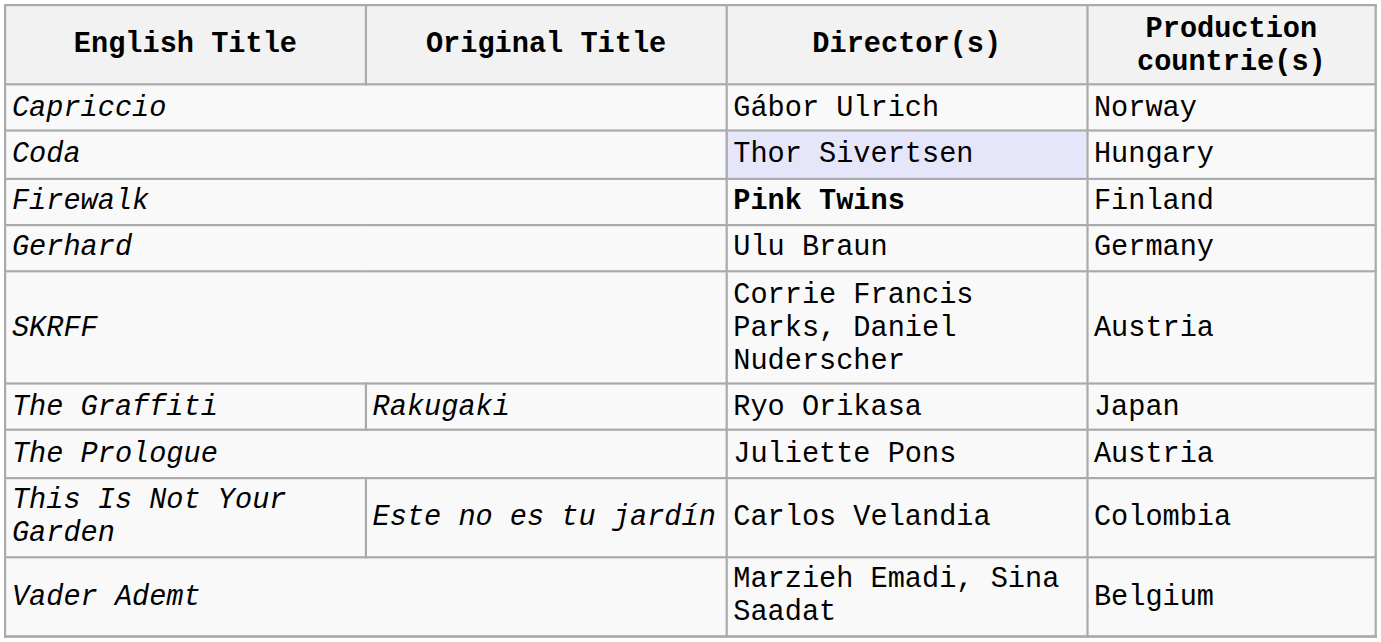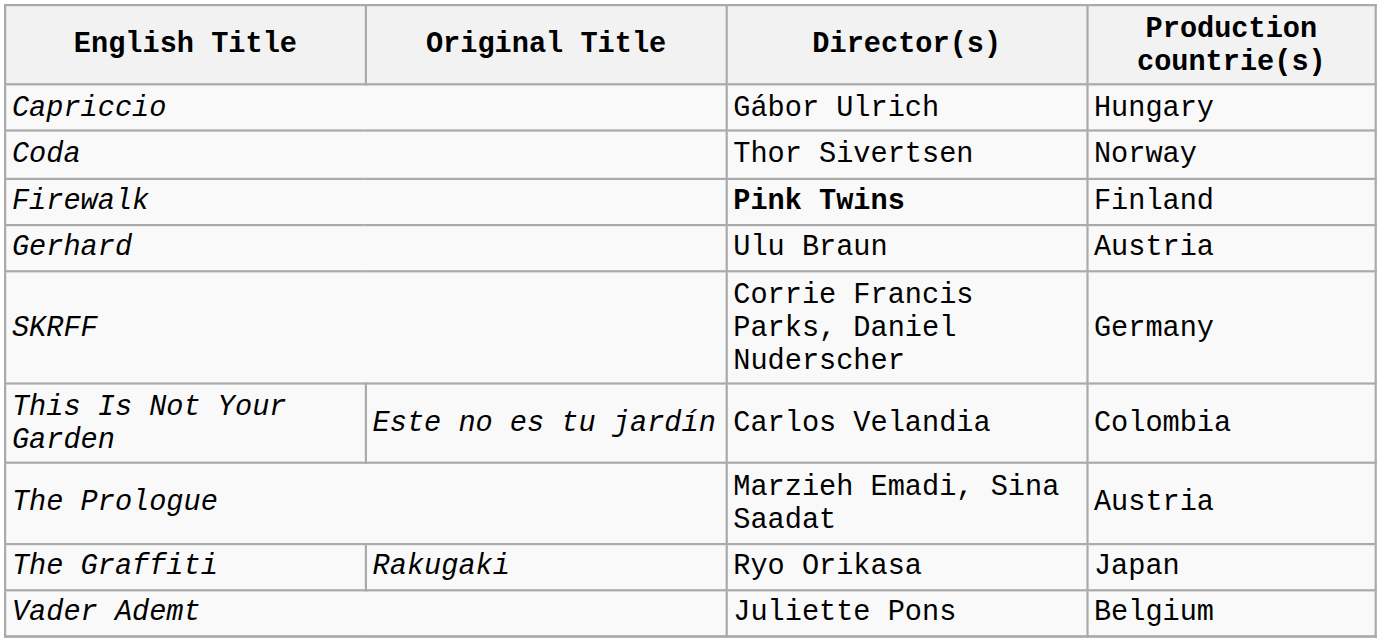(1145, 108) Norway -> (1154, 108) Hungary
(853, 155) lavender background -> (853, 155) no background
(1154, 155) Hungary -> (1145, 155) Norway
(1154, 248) Germany -> (1154, 248) Austria
(1154, 327) Austria -> (1154, 327) Germany
rows swapped: (115, 407) <-> (149, 517)
(845, 454) Juliette Pons -> (896, 503) Marzieh Emadi, Sina Saadat
(896, 596) Marzieh Emadi, Sina Saadat -> (845, 613) Juliette Pons
